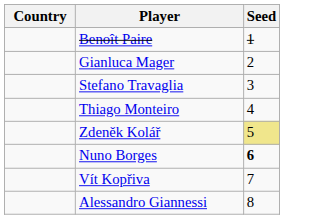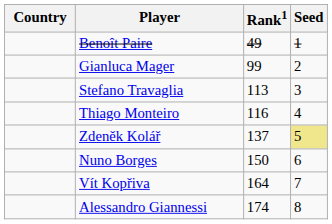+ column: (267, 18)
(251, 156) bold -> (298, 160) normal
